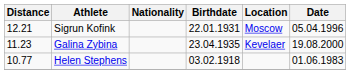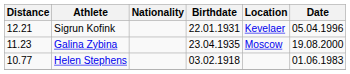(264, 28) Moscow -> (265, 28) Kevelaer
(265, 45) Kevelaer -> (264, 45) Moscow
